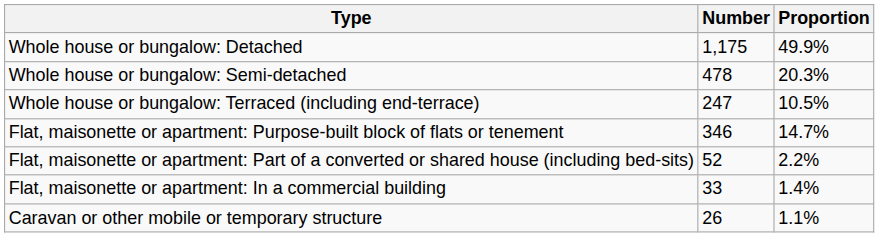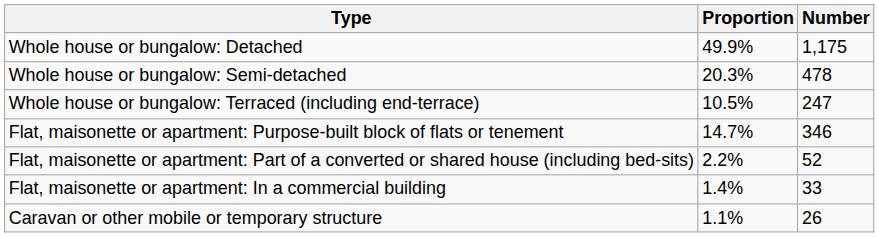columns swapped: (736, 18) <-> (824, 18)
